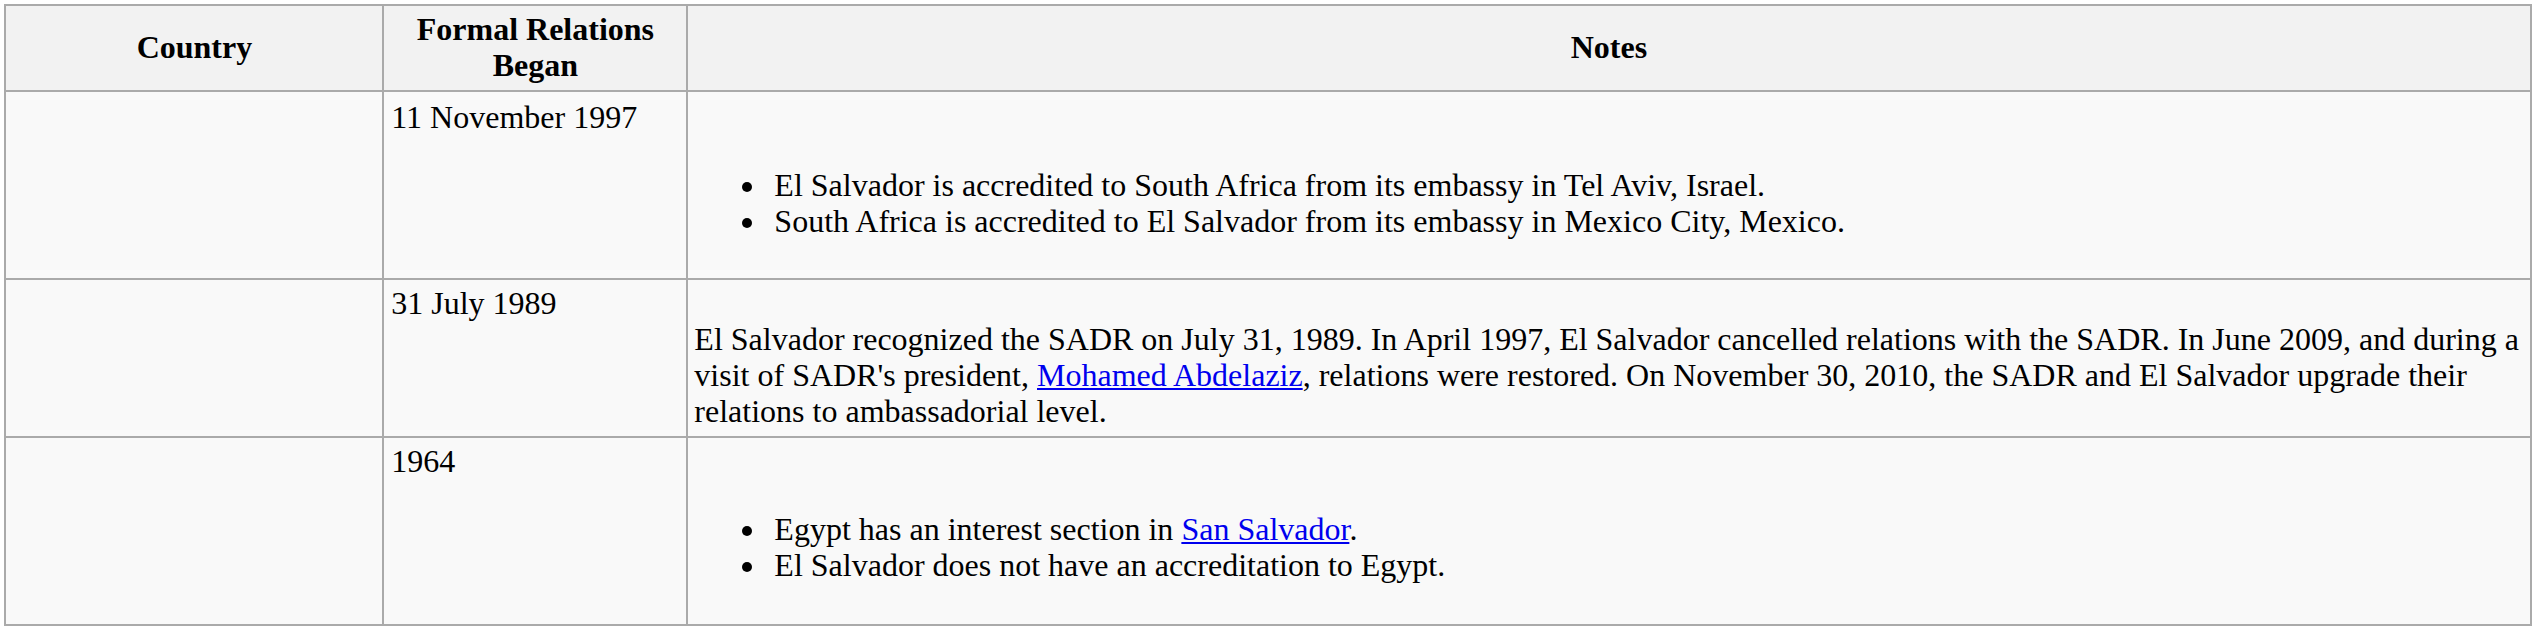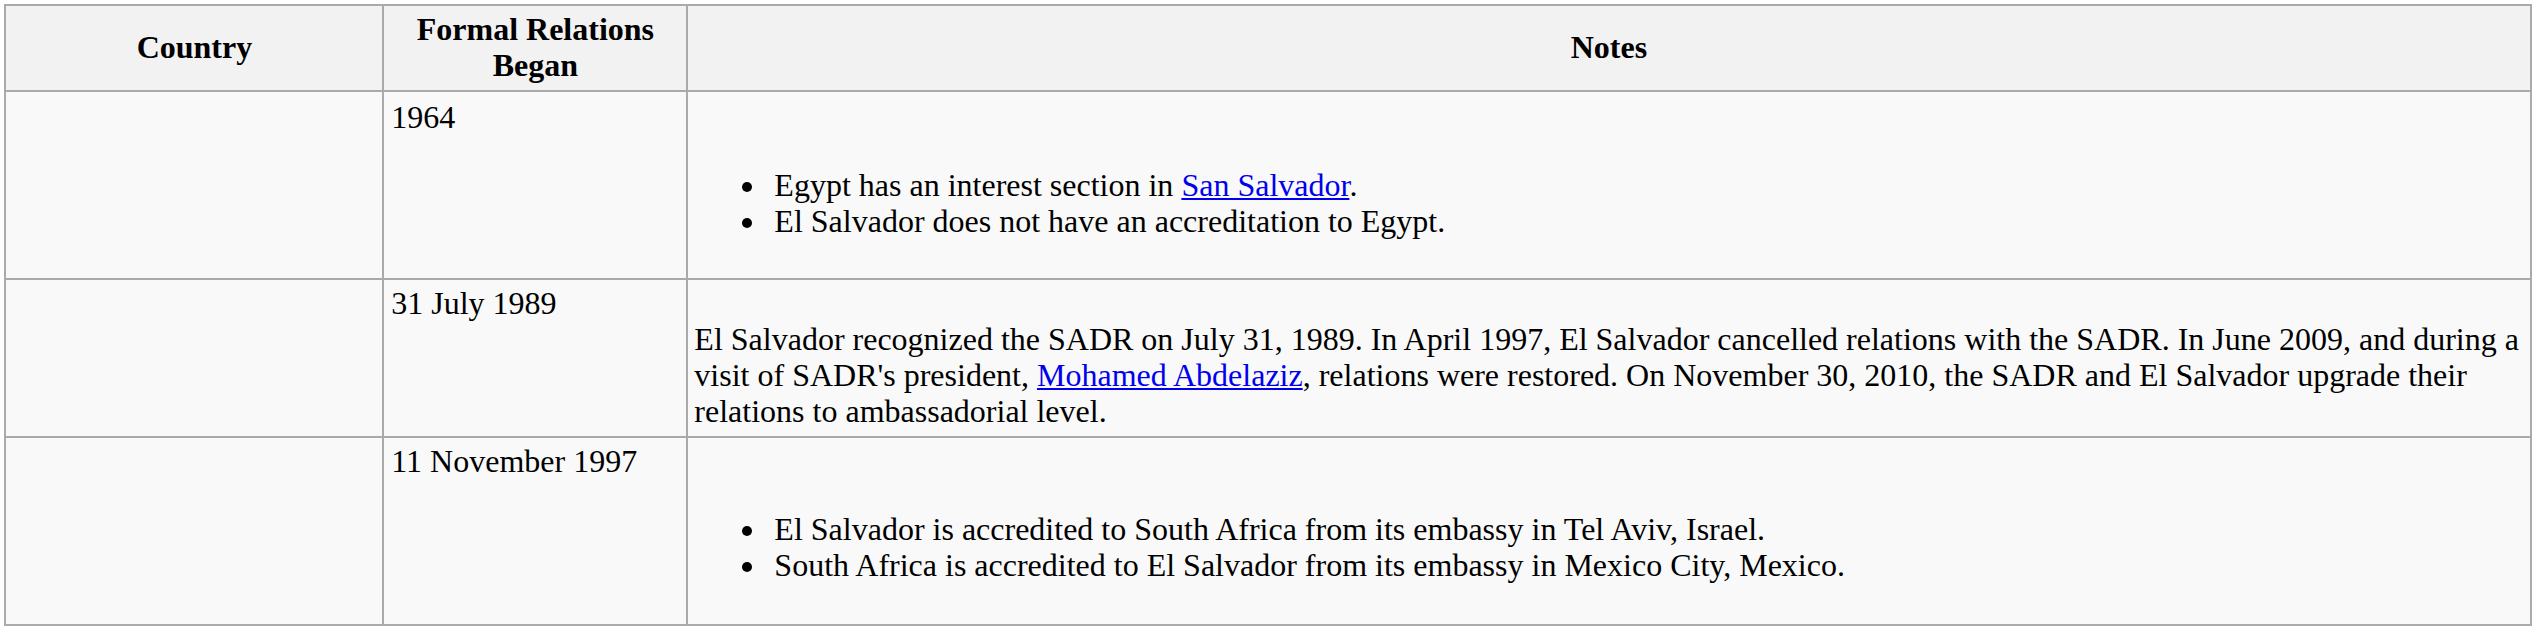rows swapped: (423, 462) <-> (514, 116)
